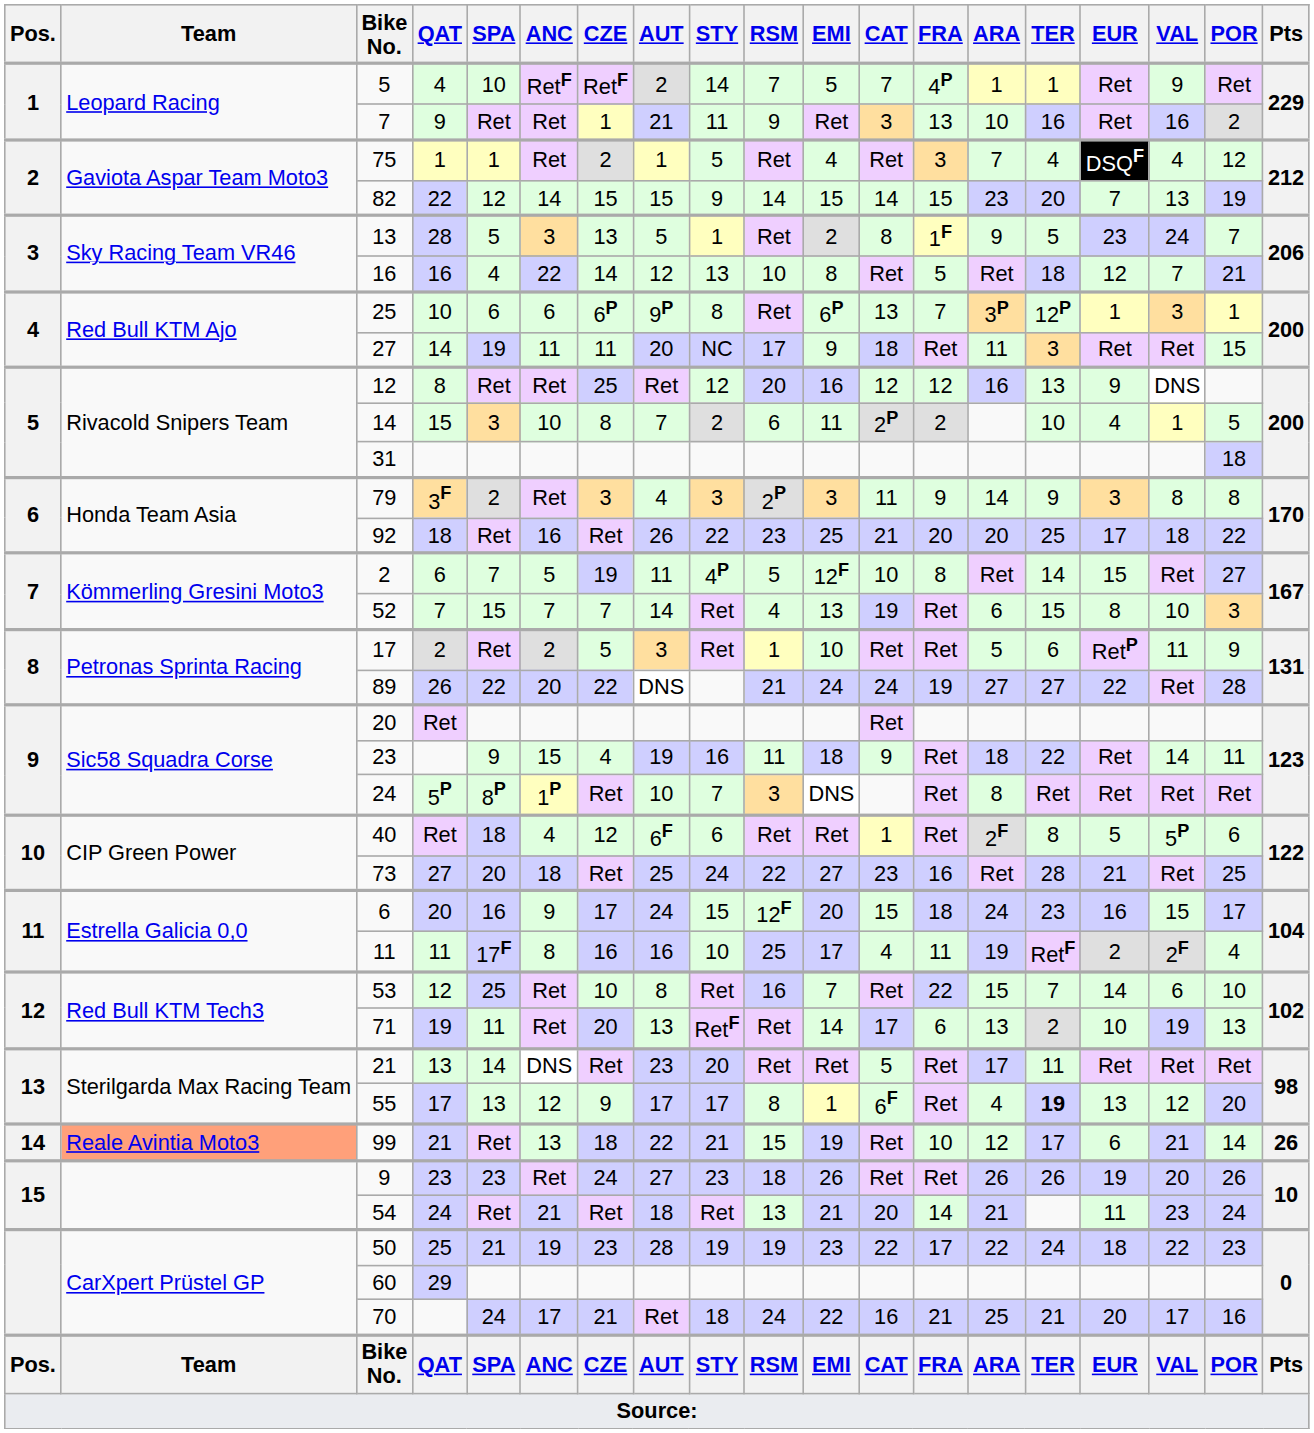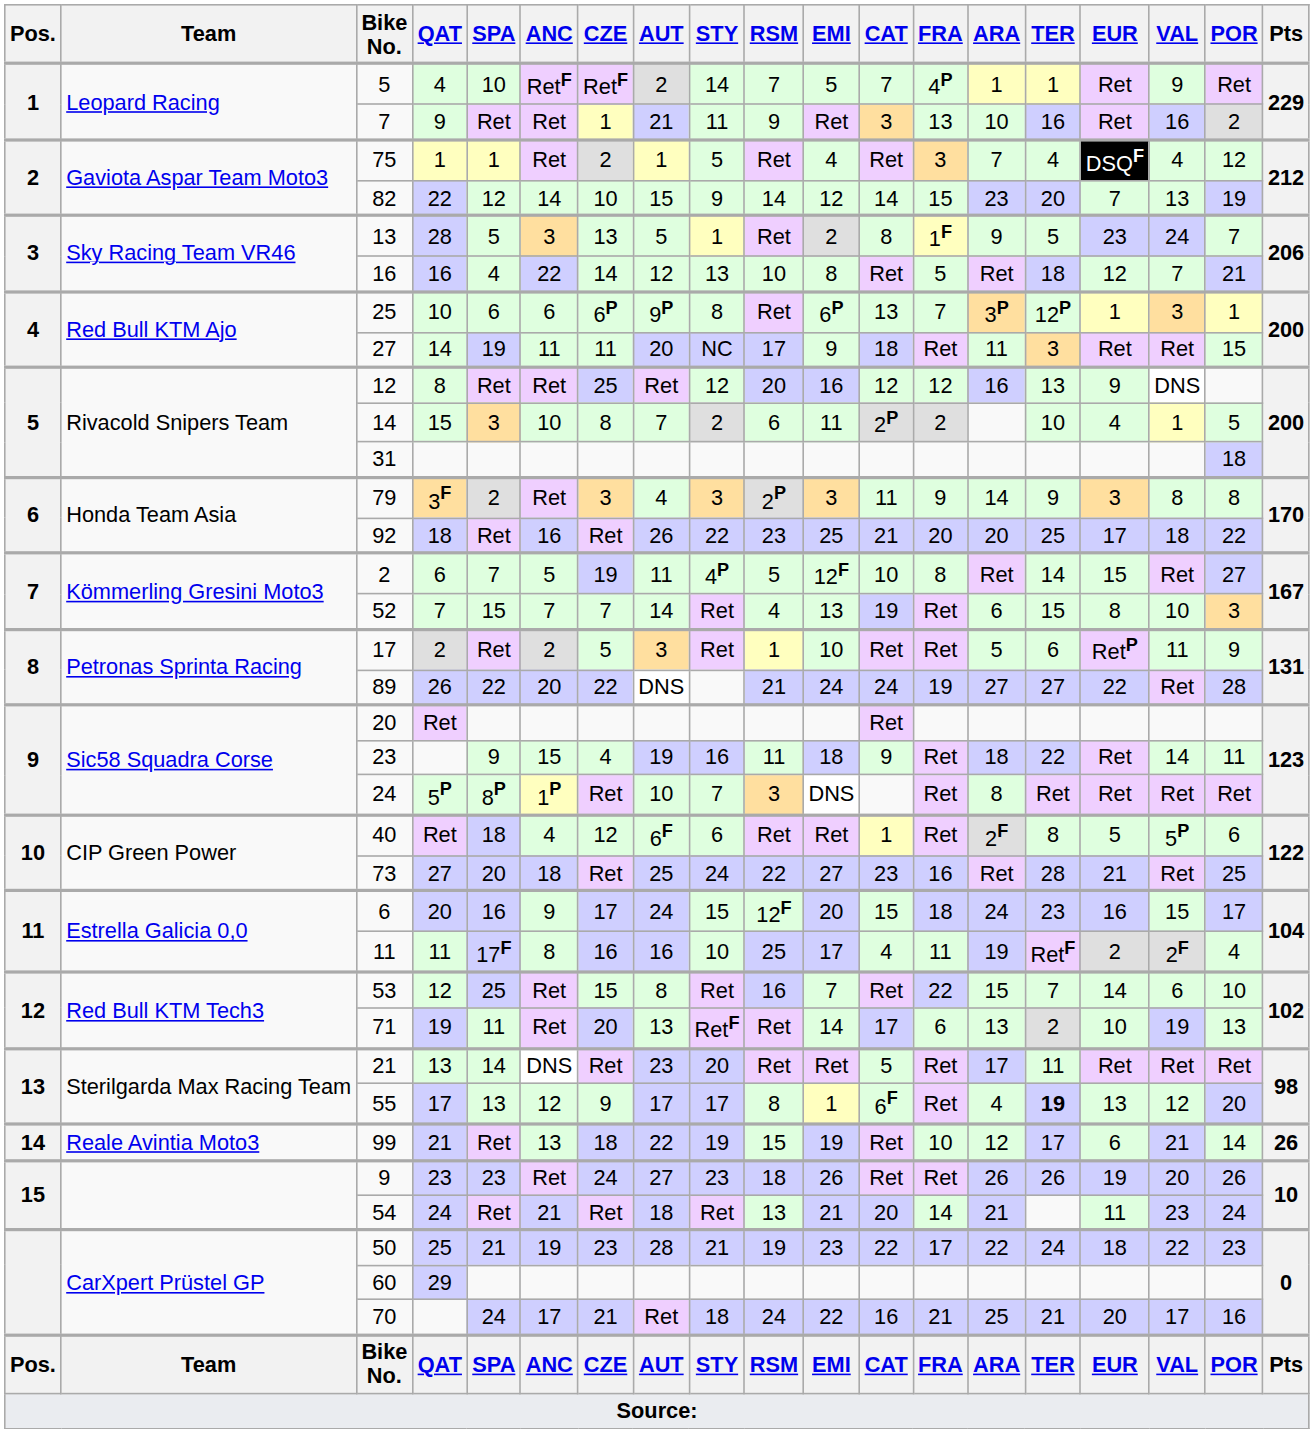(606, 197) 15 -> (606, 197) 10
(831, 197) 15 -> (831, 197) 12
(606, 990) 10 -> (606, 990) 15
(163, 1142) lightsalmon background -> (163, 1142) no background
(717, 1142) 21 -> (717, 1142) 19
(717, 1248) 19 -> (717, 1248) 21
